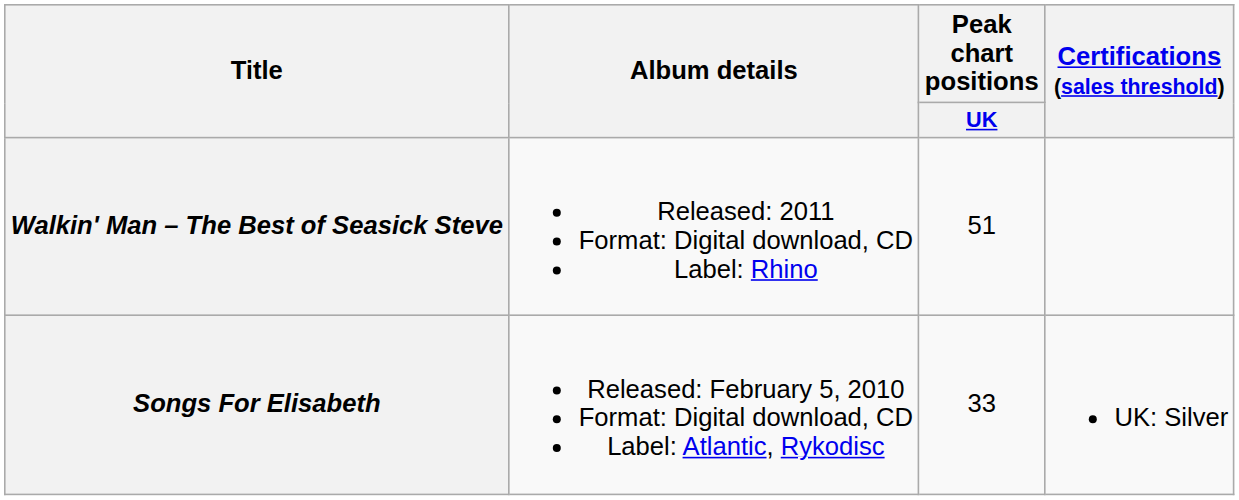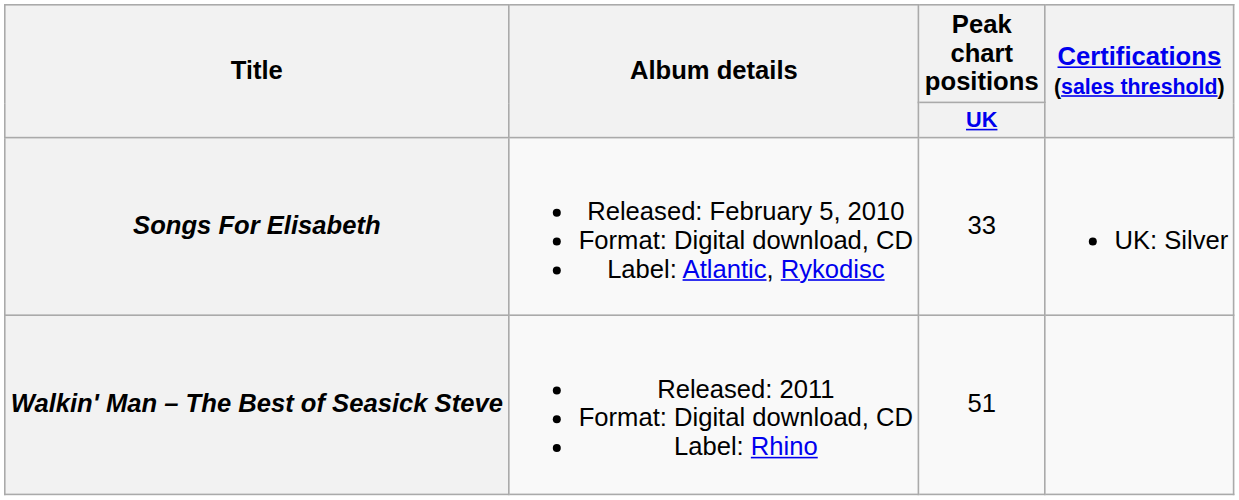rows swapped: (257, 404) <-> (257, 226)
